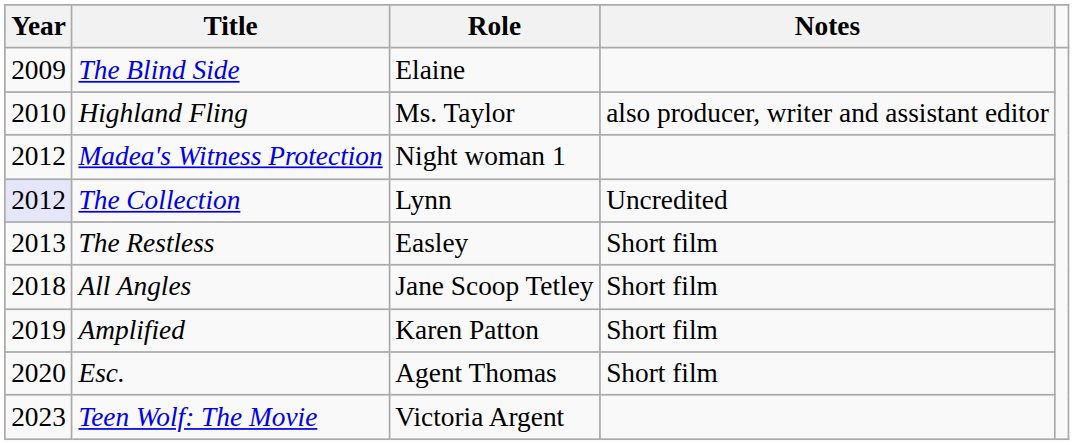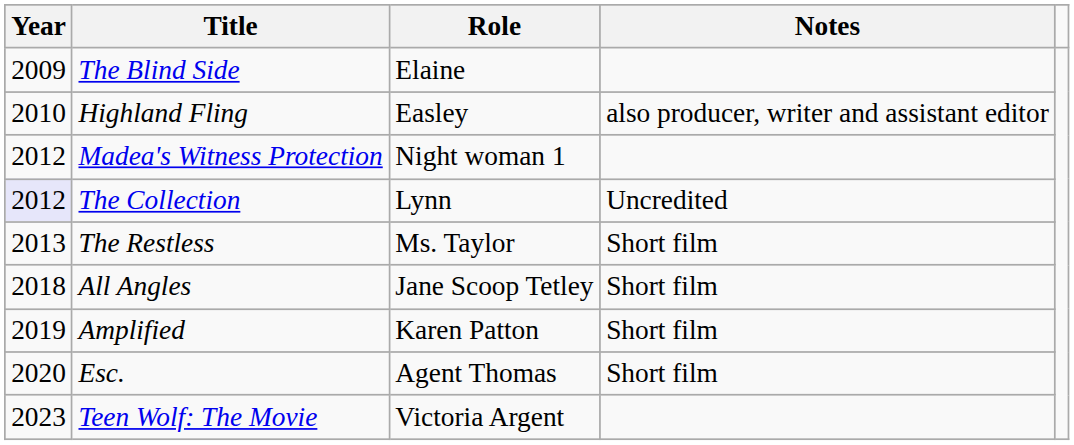(455, 112) Ms. Taylor -> (432, 112) Easley
(432, 243) Easley -> (455, 243) Ms. Taylor
